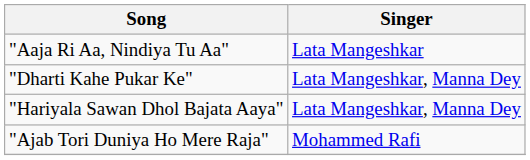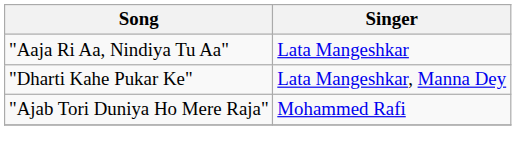- row: (146, 109)
